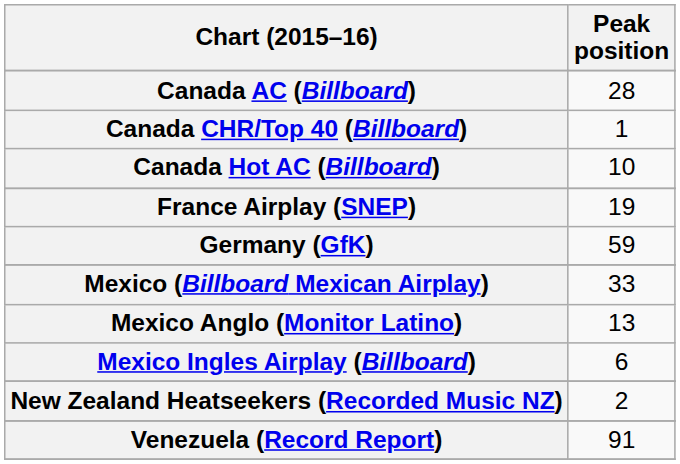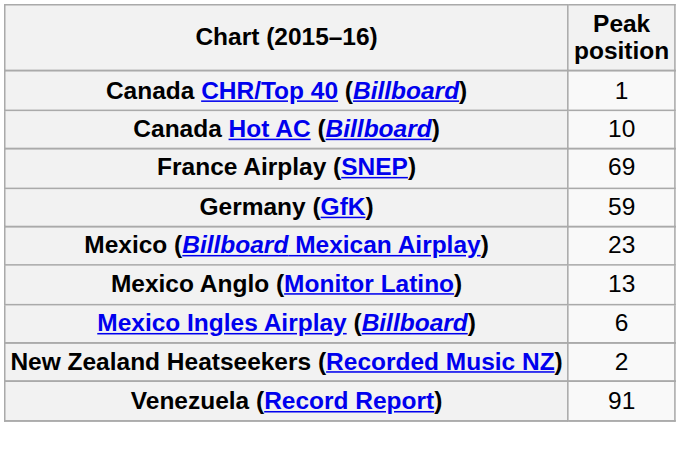- row: (287, 90)
(622, 206) 19 -> (622, 167) 69
(622, 284) 33 -> (622, 245) 23
